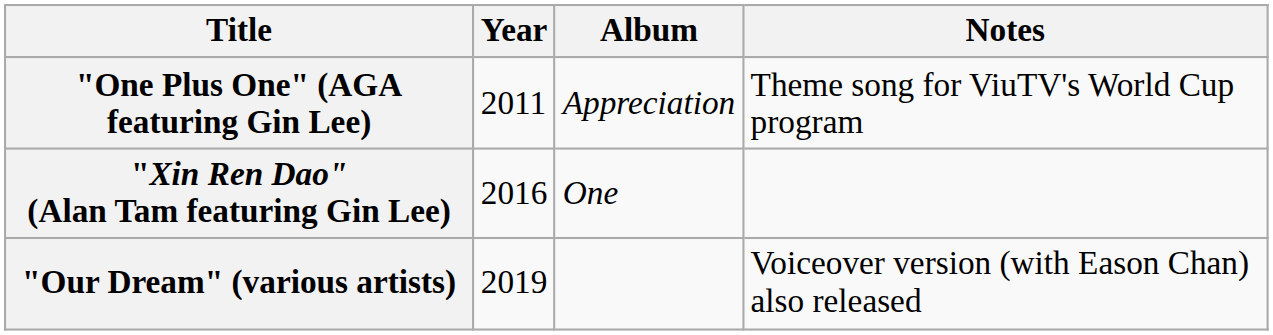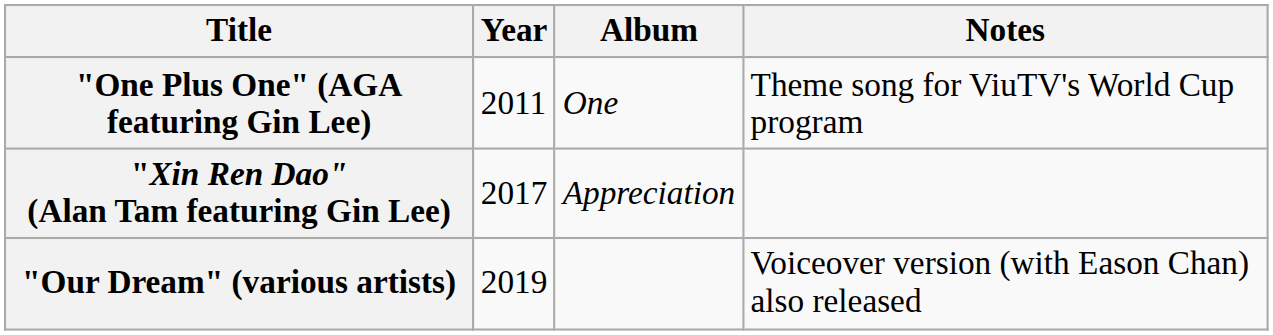(649, 102) Appreciation -> (590, 102) One
(514, 192) 2016 -> (514, 192) 2017
(590, 192) One -> (649, 192) Appreciation
